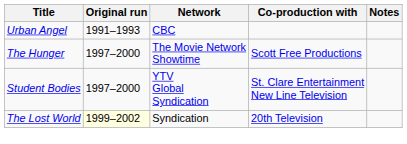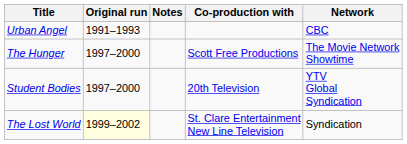columns swapped: (199, 13) <-> (384, 13)
(308, 89) St. Clare Entertainment New Line Television -> (223, 89) 20th Television
(287, 118) 20th Television -> (244, 124) St. Clare Entertainment New Line Television
